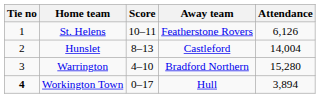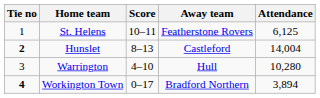(285, 31) 6,126 -> (285, 31) 6,125
(22, 48) normal -> (22, 48) bold
(207, 66) Bradford Northern -> (207, 66) Hull
(285, 66) 15,280 -> (285, 66) 10,280
(207, 84) Hull -> (207, 84) Bradford Northern
